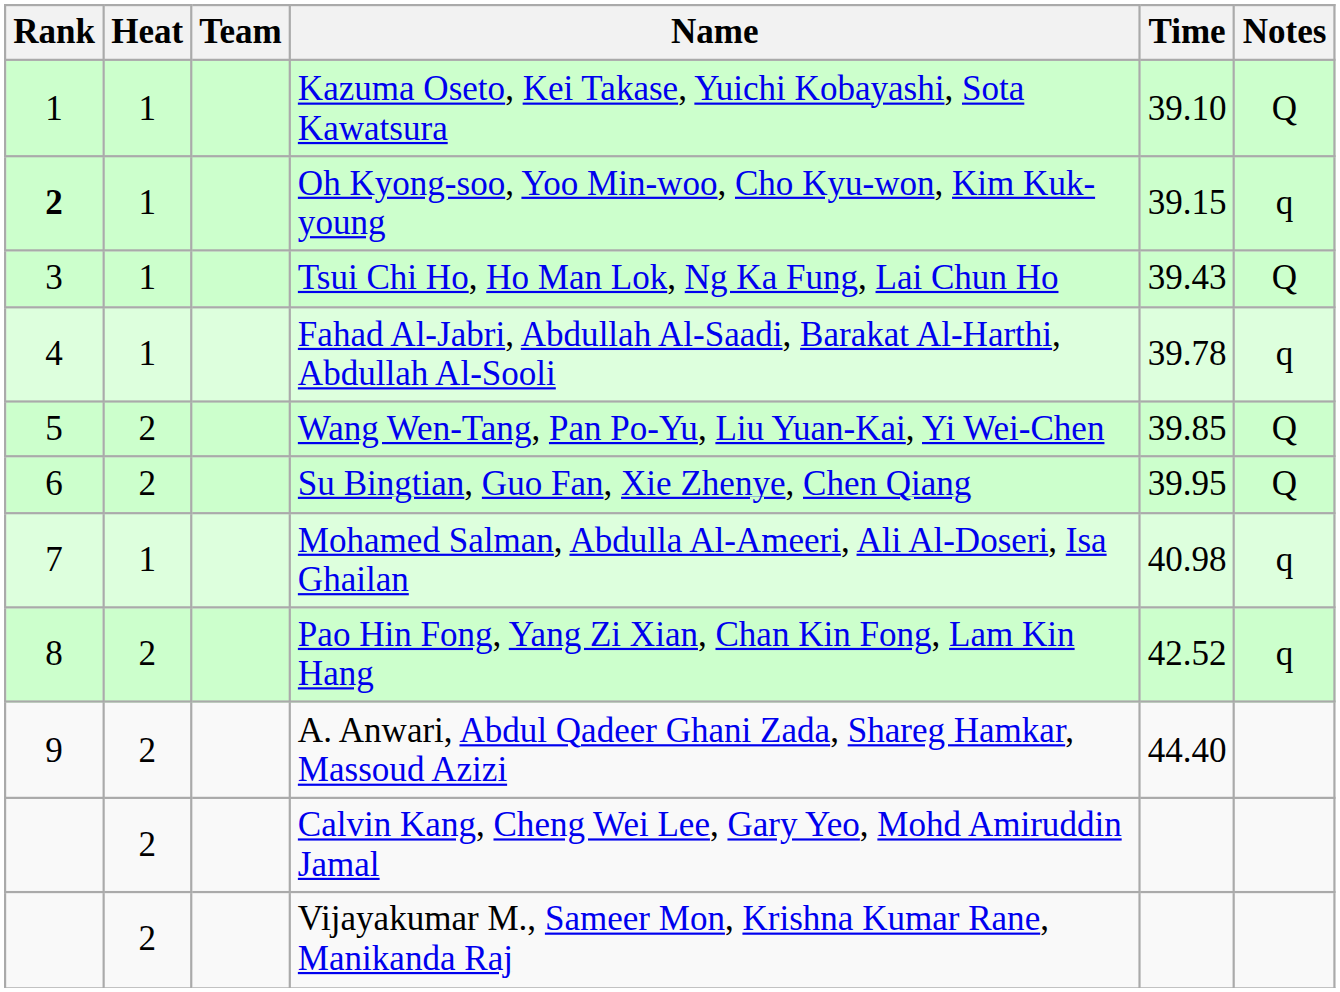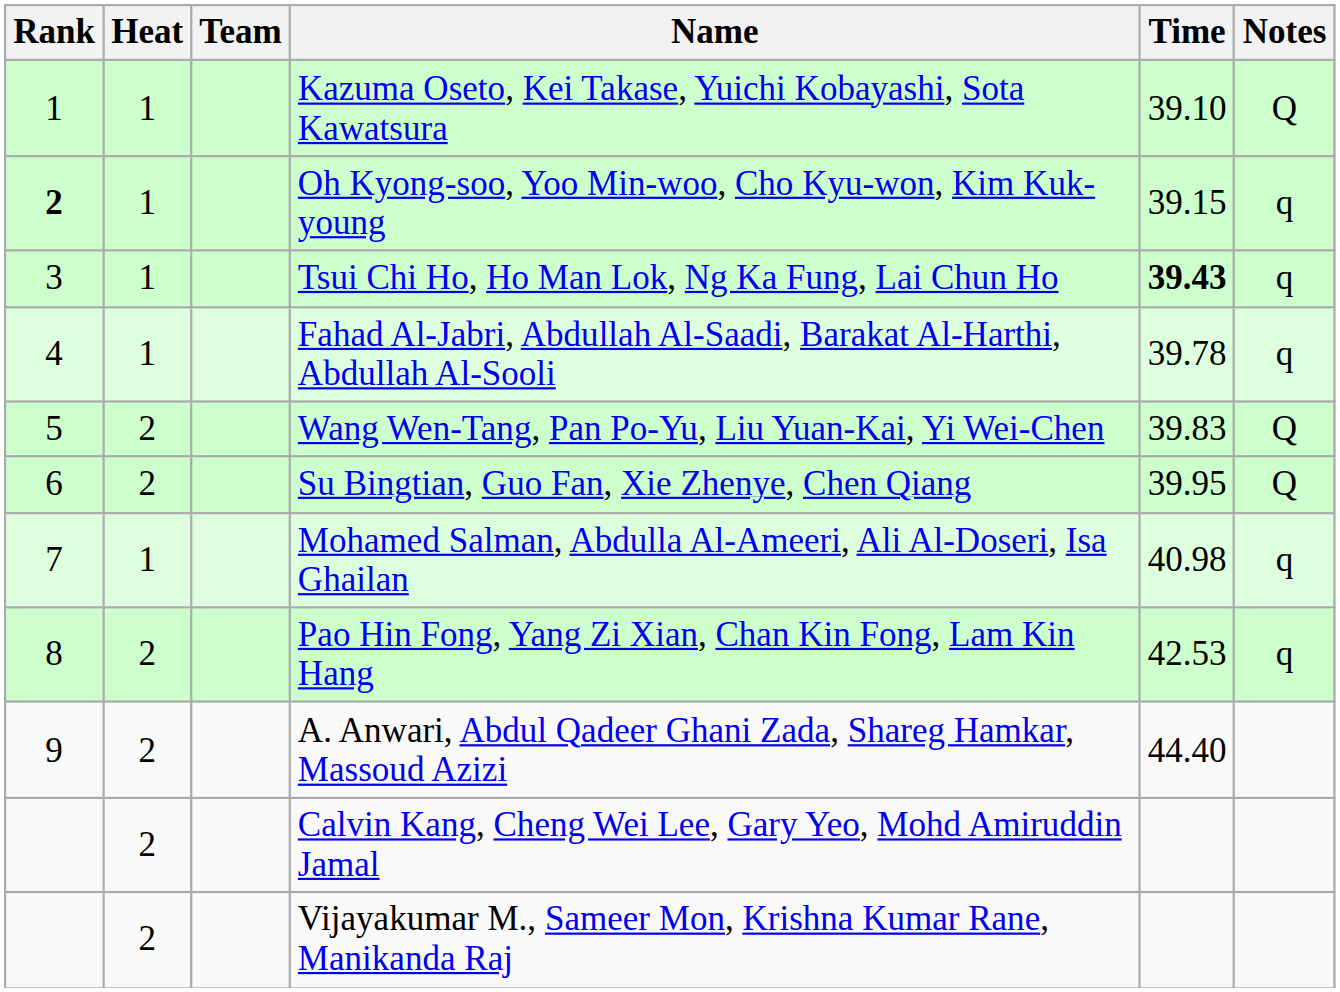(1187, 277) normal -> (1187, 277) bold
(1284, 277) Q -> (1284, 277) q
(1187, 428) 39.85 -> (1187, 428) 39.83
(1187, 654) 42.52 -> (1187, 654) 42.53
